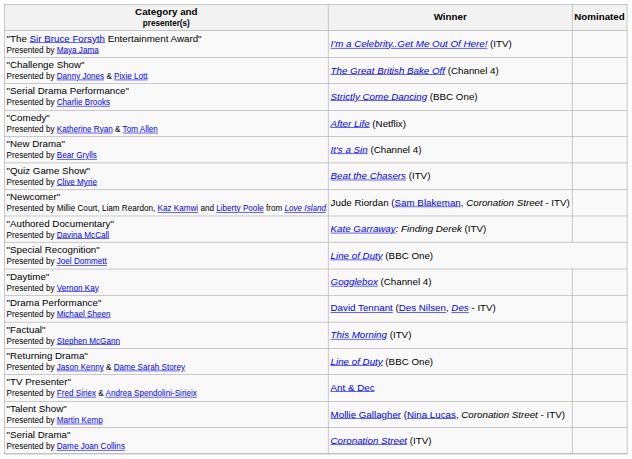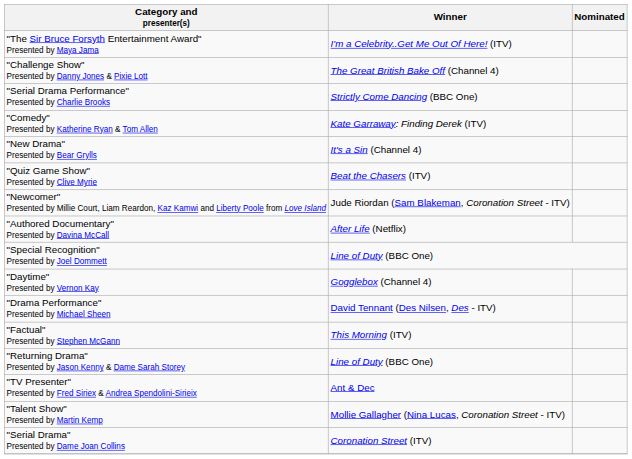(368, 123) After Life (Netflix) -> (408, 123) Kate Garraway: Finding Derek (ITV)
(408, 229) Kate Garraway: Finding Derek (ITV) -> (368, 229) After Life (Netflix)
